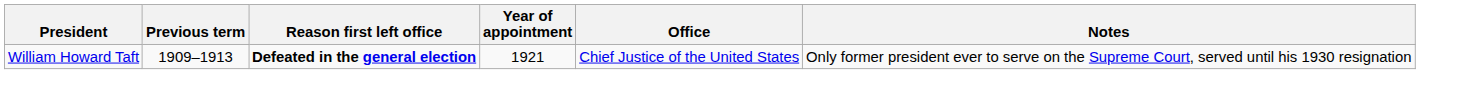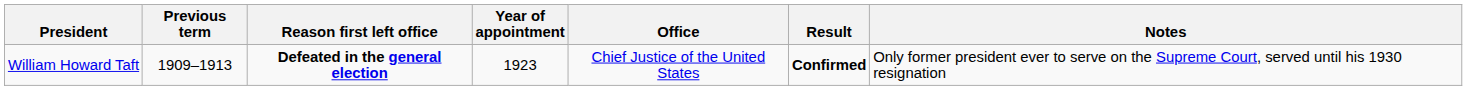+ column: (829, 33)
(528, 56) 1921 -> (520, 65) 1923
